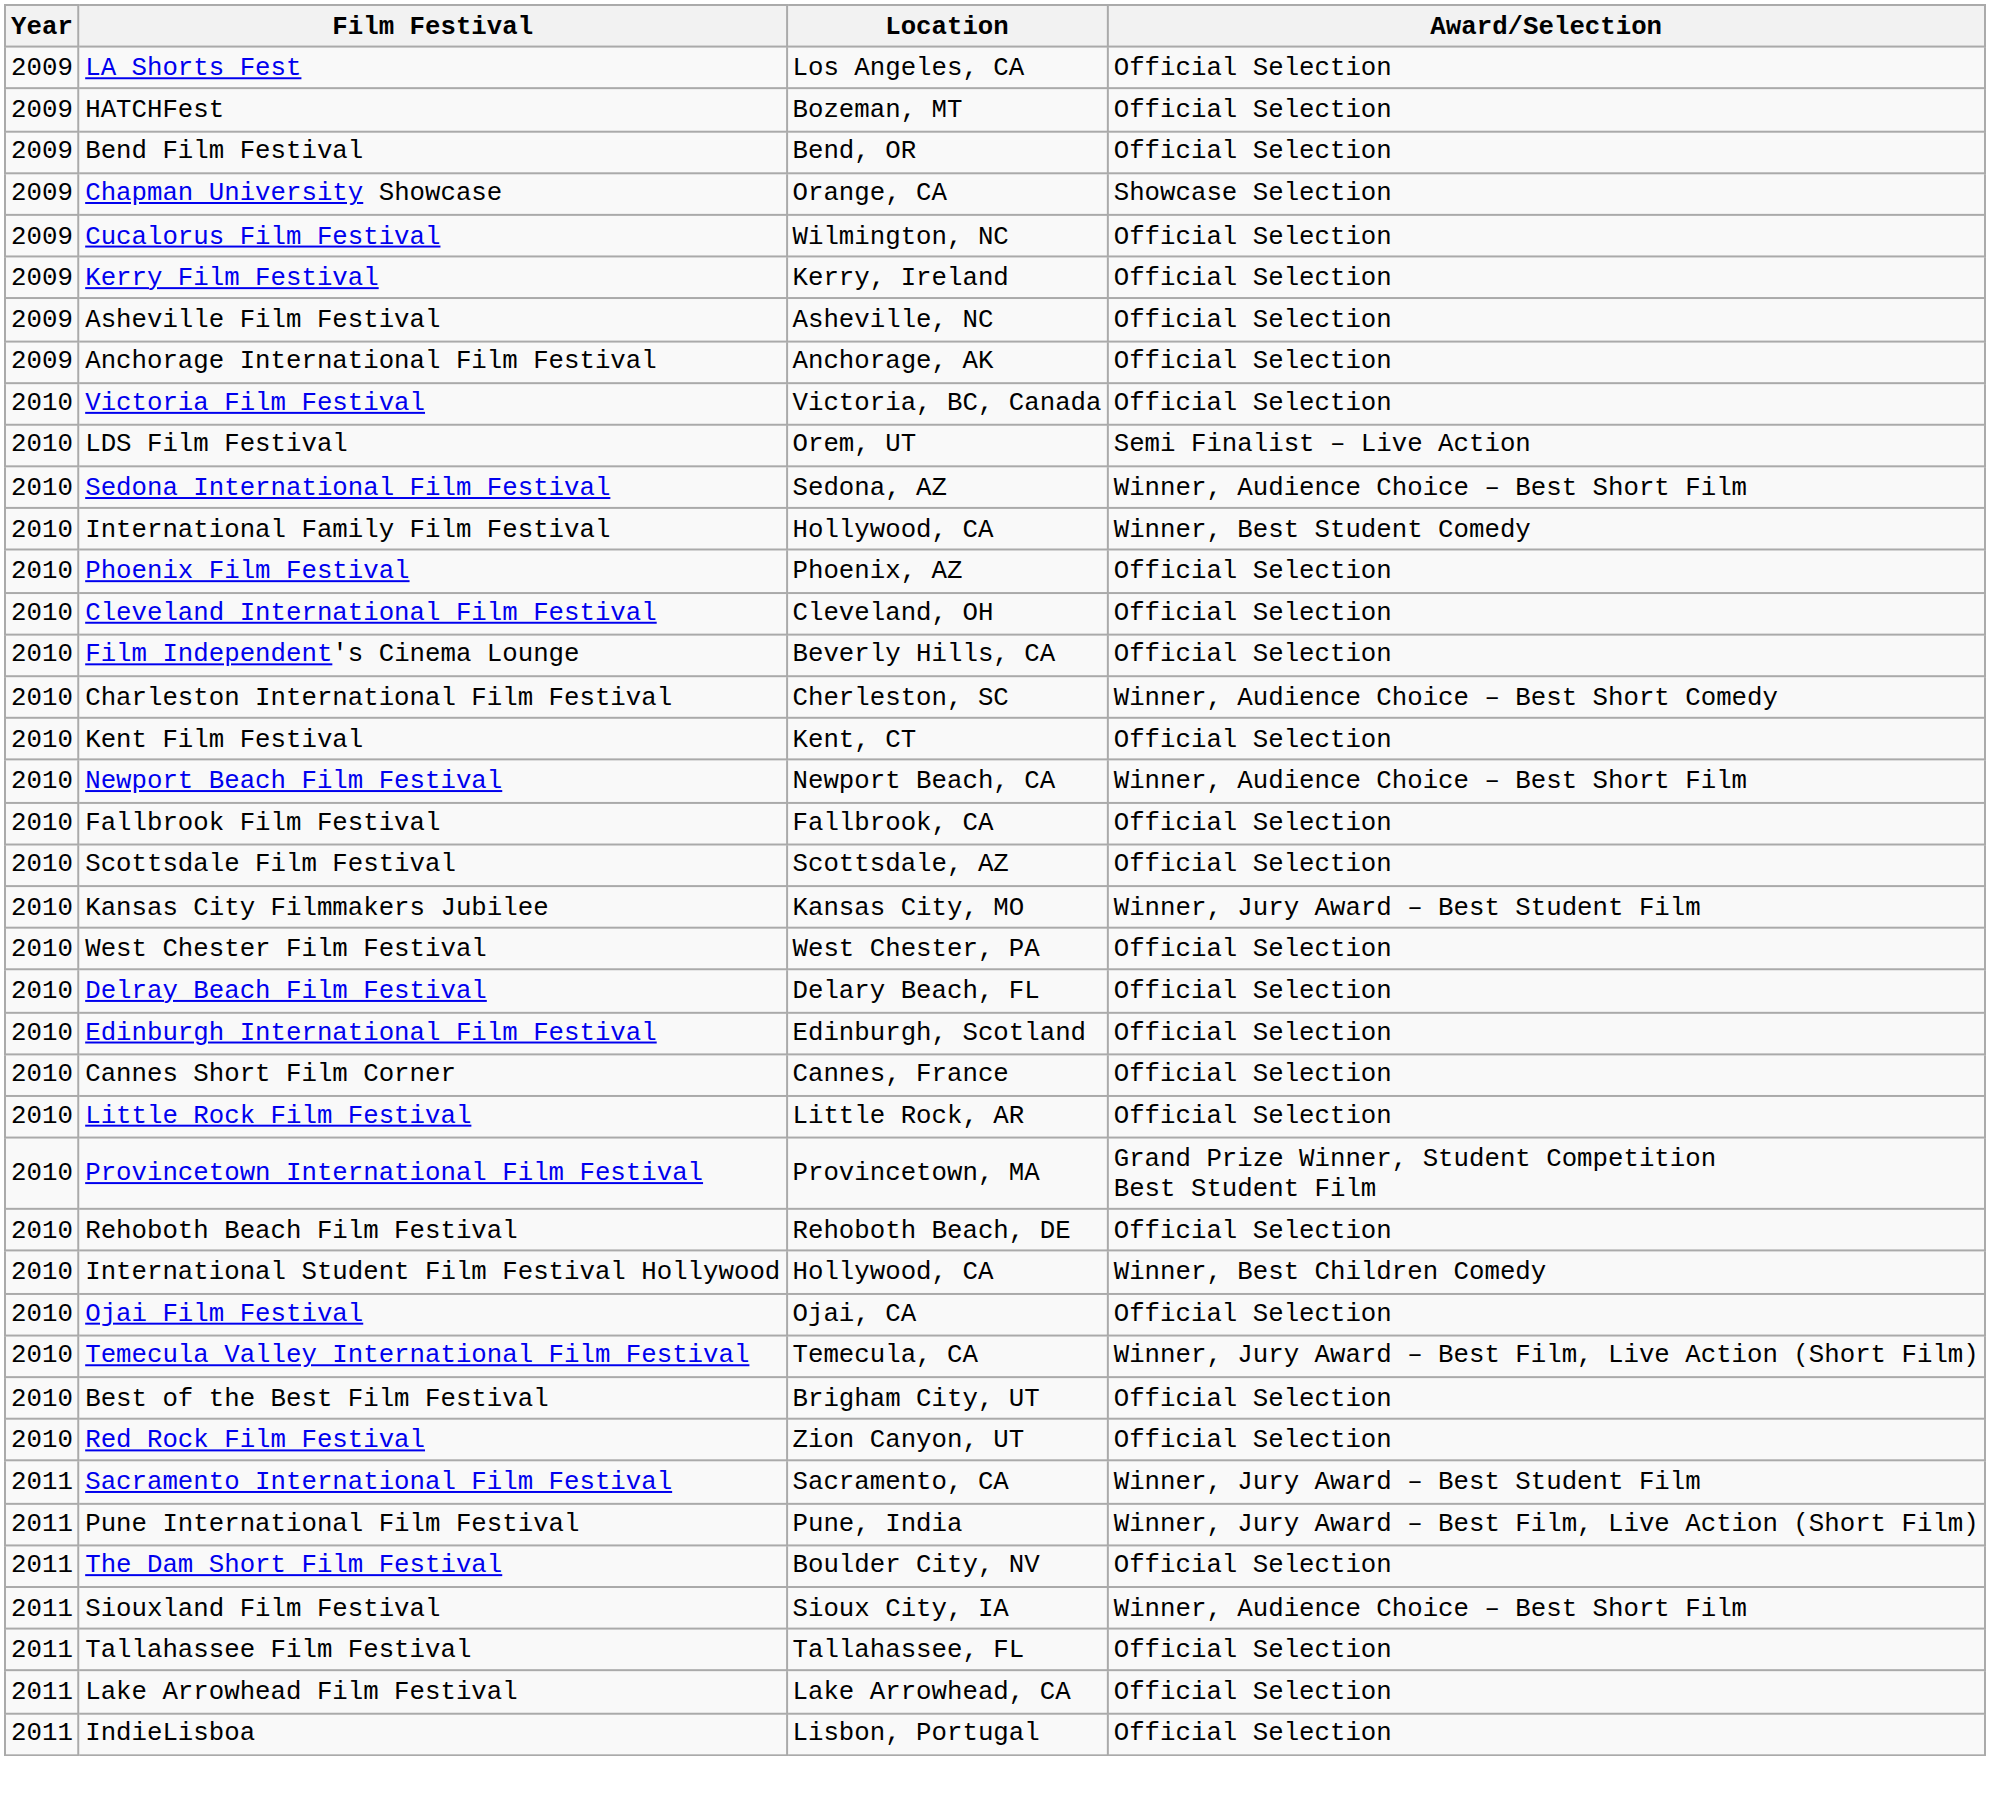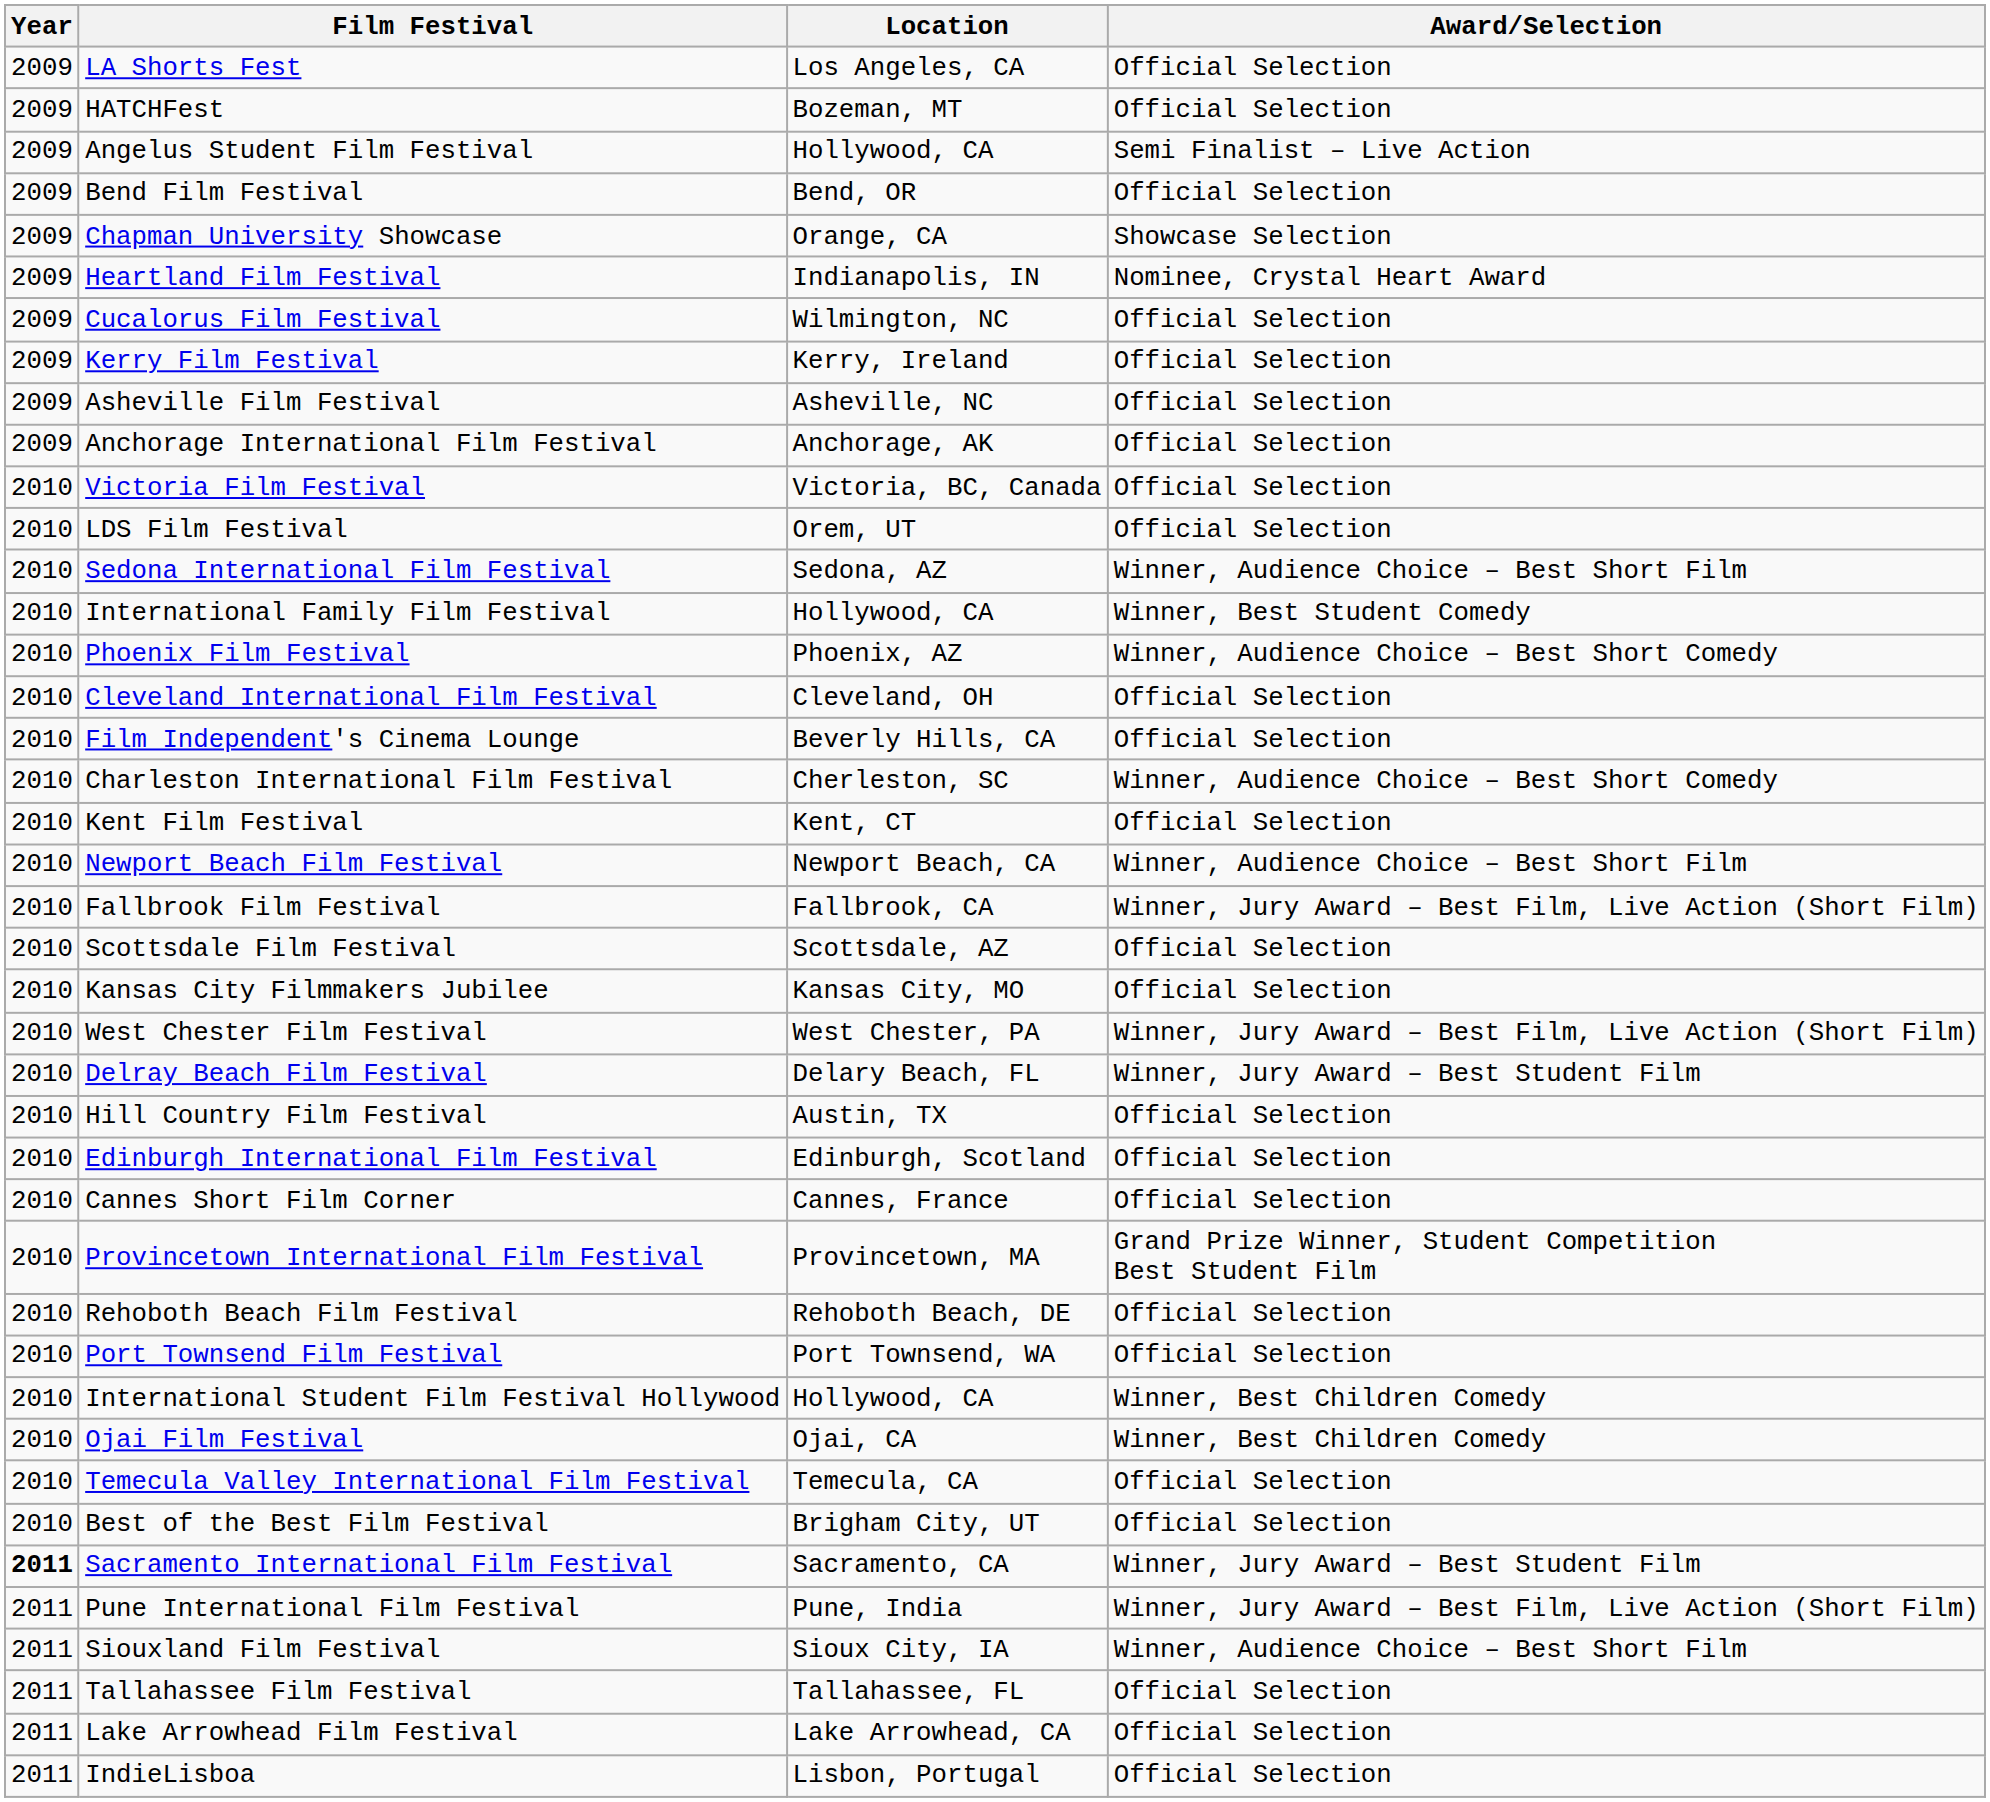+ row: (309, 152)
+ row: (263, 278)
(1322, 445) Semi Finalist – Live Action -> (1253, 529) Official Selection
(1253, 571) Official Selection -> (1446, 655) Winner, Audience Choice – Best Short Comedy
(1253, 823) Official Selection -> (1546, 907) Winner, Jury Award – Best Film, Live Action (Short Film)
(1407, 907) Winner, Jury Award – Best Student Film -> (1253, 991) Official Selection
(1253, 949) Official Selection -> (1546, 1033) Winner, Jury Award – Best Film, Live Action (Short Film)
(1253, 991) Official Selection -> (1407, 1075) Winner, Jury Award – Best Student Film
+ row: (286, 1117)
- row: (278, 1117)
+ row: (294, 1356)
(1253, 1314) Official Selection -> (1330, 1440) Winner, Best Children Comedy
(1546, 1356) Winner, Jury Award – Best Film, Live Action (Short Film) -> (1253, 1482) Official Selection
- row: (255, 1440)
(42, 1482) normal -> (42, 1566) bold
- row: (294, 1566)
